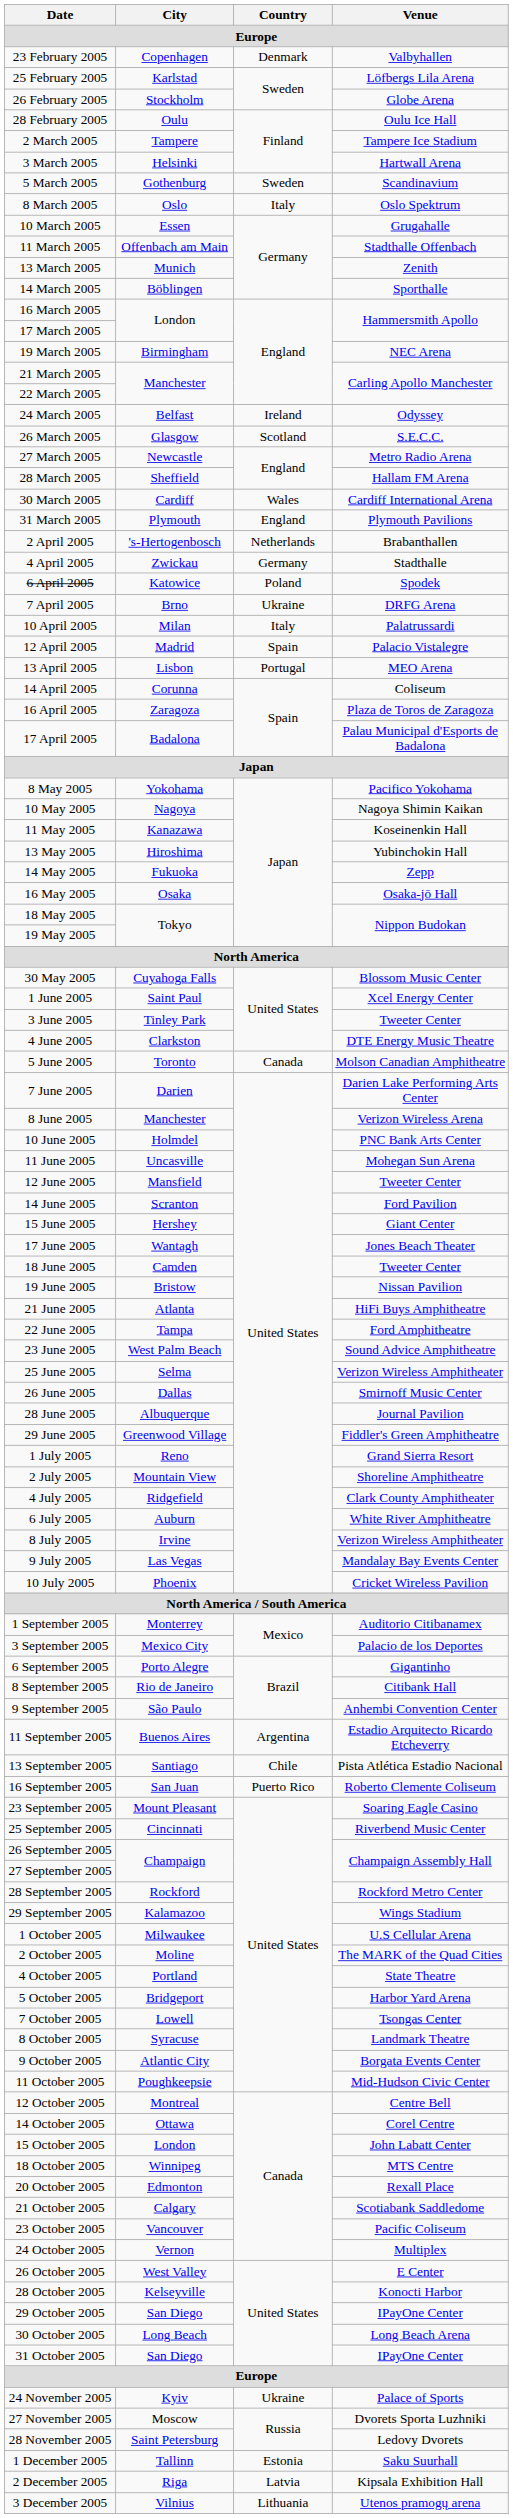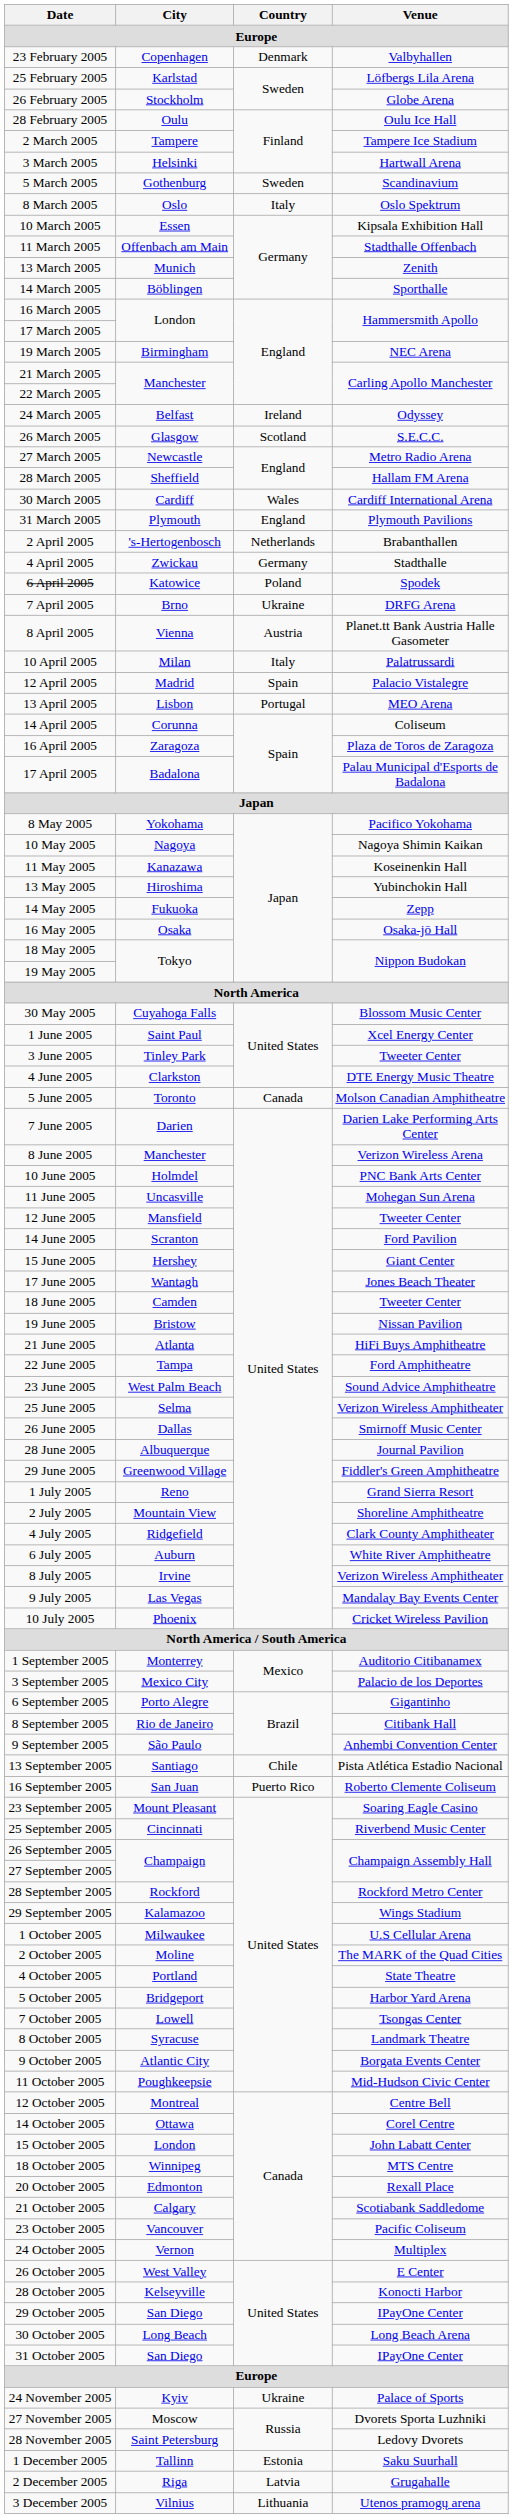(420, 225) Grugahalle -> (420, 225) Kipsala Exhibition Hall
+ row: (60, 633)
- row: (60, 1737)
(420, 2481) Kipsala Exhibition Hall -> (420, 2481) Grugahalle
